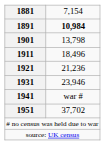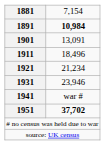(73, 40) 13,798 -> (73, 40) 13,091
(73, 68) 21,236 -> (73, 68) 21,234
(73, 111) normal -> (73, 111) bold
